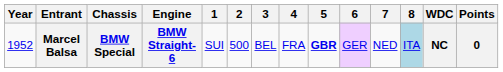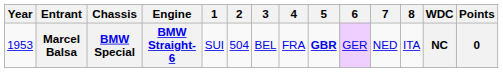(20, 45) 1952 -> (20, 45) 1953
(239, 45) 500 -> (239, 45) 504
(412, 45) lightblue background -> (412, 45) no background
